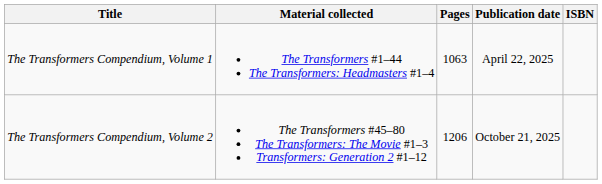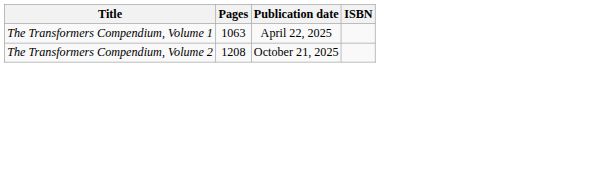- column: (326, 14)
(455, 137) 1206 -> (233, 52) 1208
